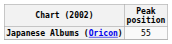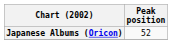(146, 33) 55 -> (146, 33) 52
